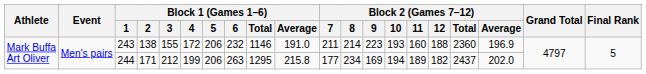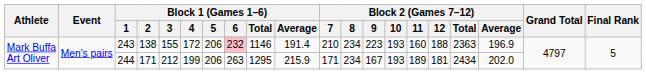(235, 45) no background -> (235, 45) pink background
(297, 45) 191.0 -> (297, 45) 191.4
(330, 45) 211 -> (330, 45) 210
(352, 45) 214 -> (352, 45) 234
(465, 45) 2360 -> (465, 45) 2363
(297, 61) 215.8 -> (297, 61) 215.9
(330, 61) 177 -> (330, 61) 171
(374, 61) 169 -> (374, 61) 167
(396, 61) 194 -> (396, 61) 193
(439, 61) 182 -> (439, 61) 181
(465, 61) 2437 -> (465, 61) 2434
